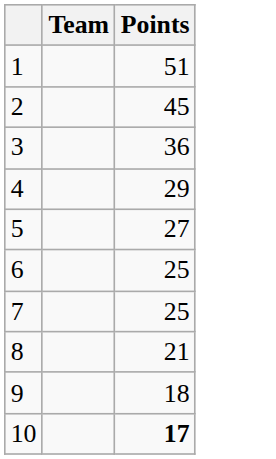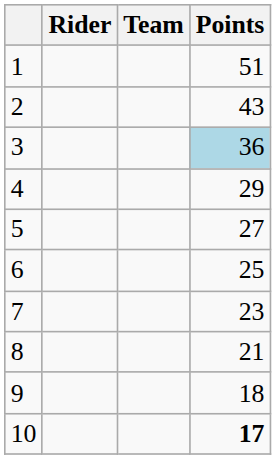+ column: (80, 24)
(177, 106) 45 -> (252, 106) 43
(177, 147) no background -> (252, 147) lightblue background
(177, 310) 25 -> (252, 310) 23
